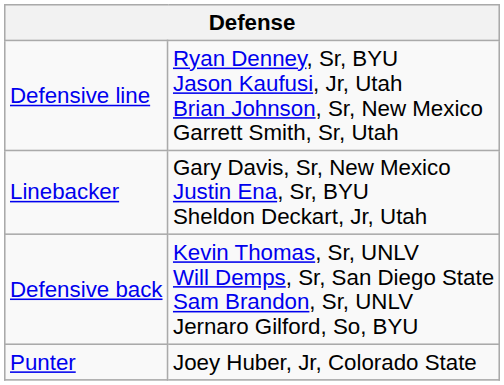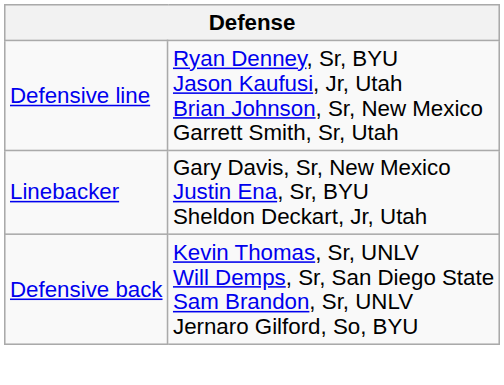- row: (43, 362)
